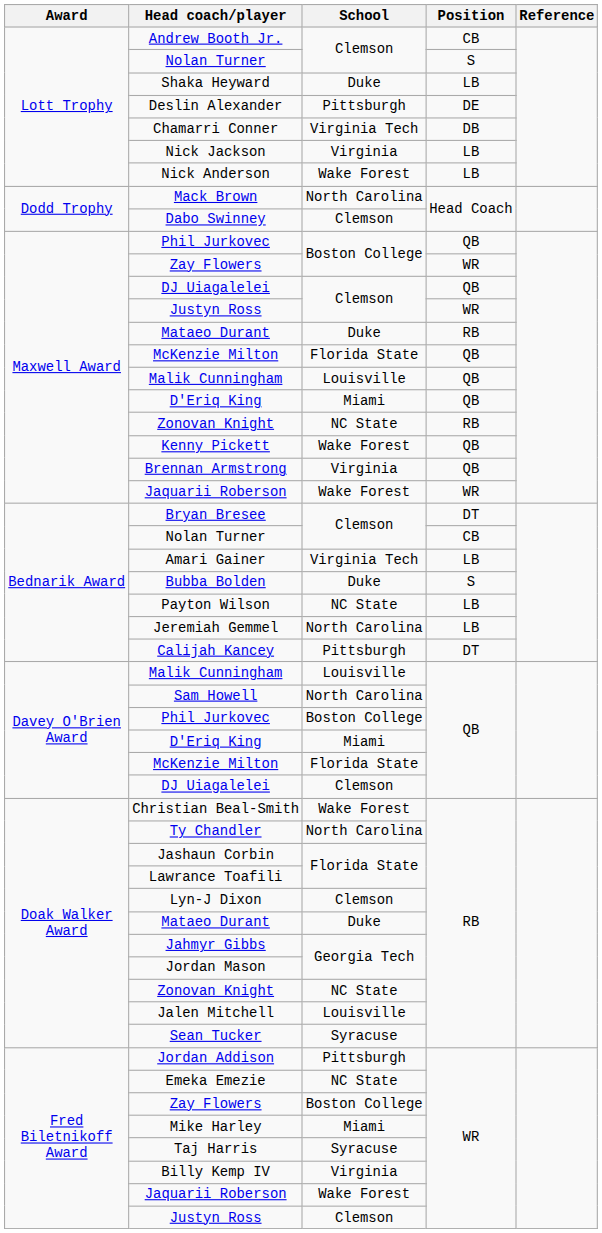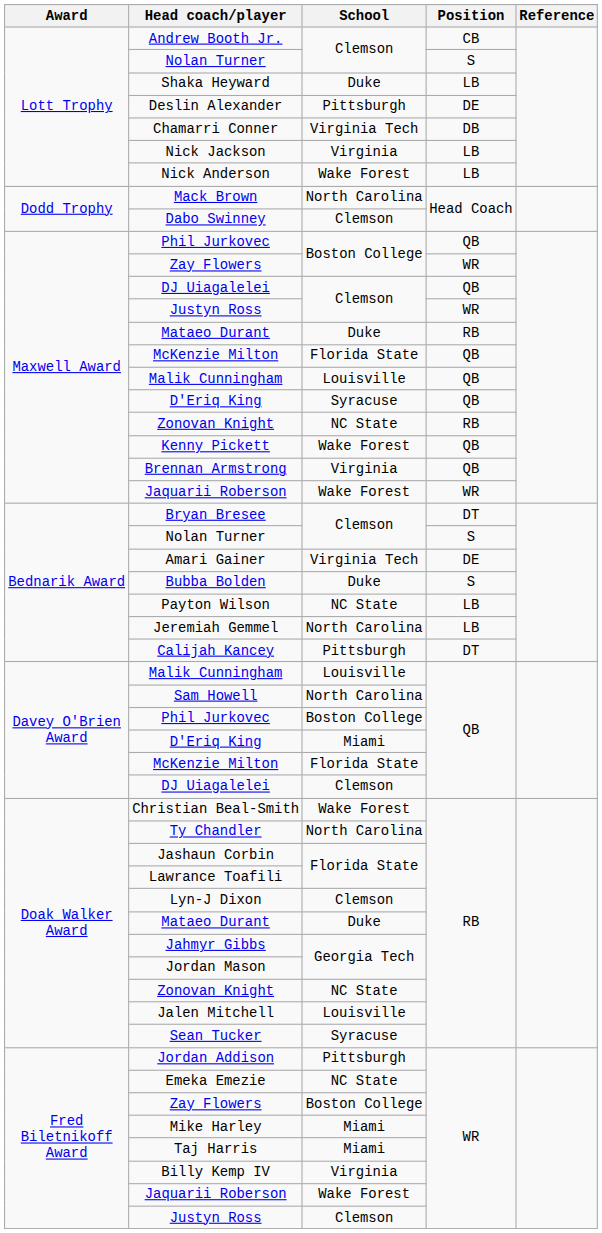(364, 401) Miami -> (364, 401) Syracuse
(471, 537) CB -> (471, 537) S
(471, 560) LB -> (471, 560) DE
(364, 1149) Syracuse -> (364, 1149) Miami
